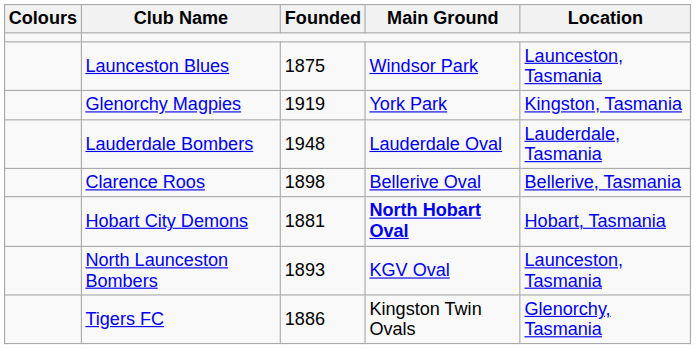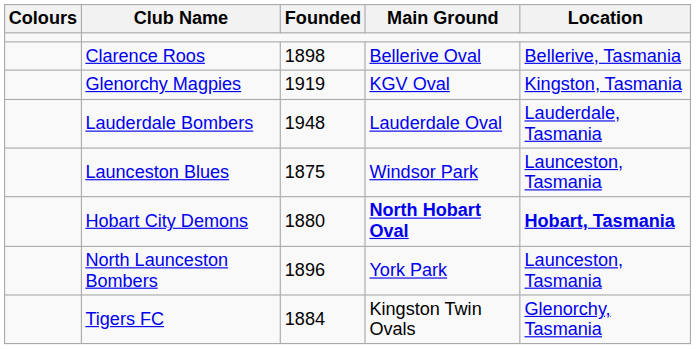rows swapped: (145, 182) <-> (157, 66)
(408, 104) York Park -> (410, 84) KGV Oval
(305, 221) 1881 -> (305, 221) 1880
(595, 221) normal -> (600, 221) bold
(305, 270) 1893 -> (305, 270) 1896
(410, 270) KGV Oval -> (408, 270) York Park
(305, 319) 1886 -> (305, 319) 1884
